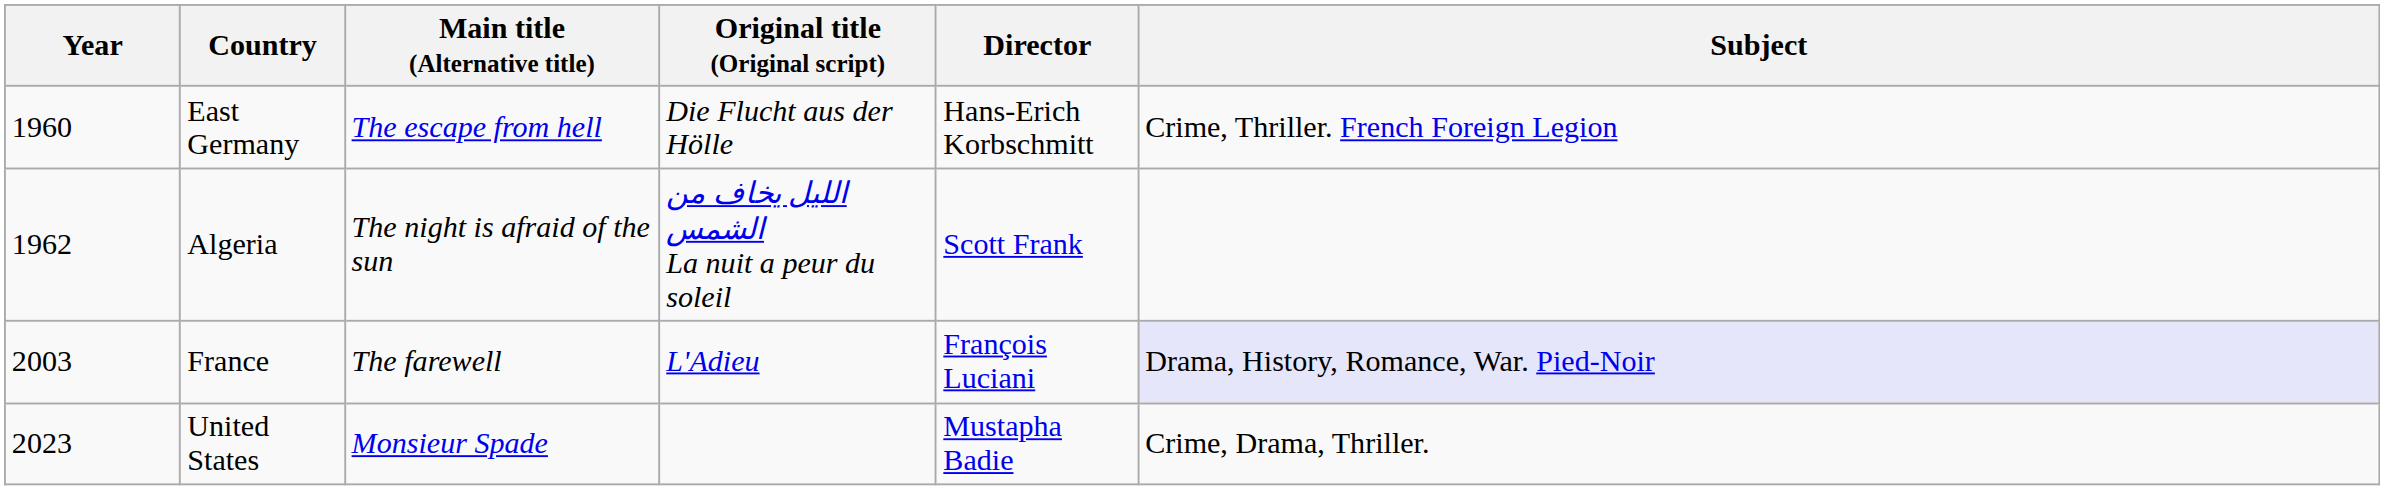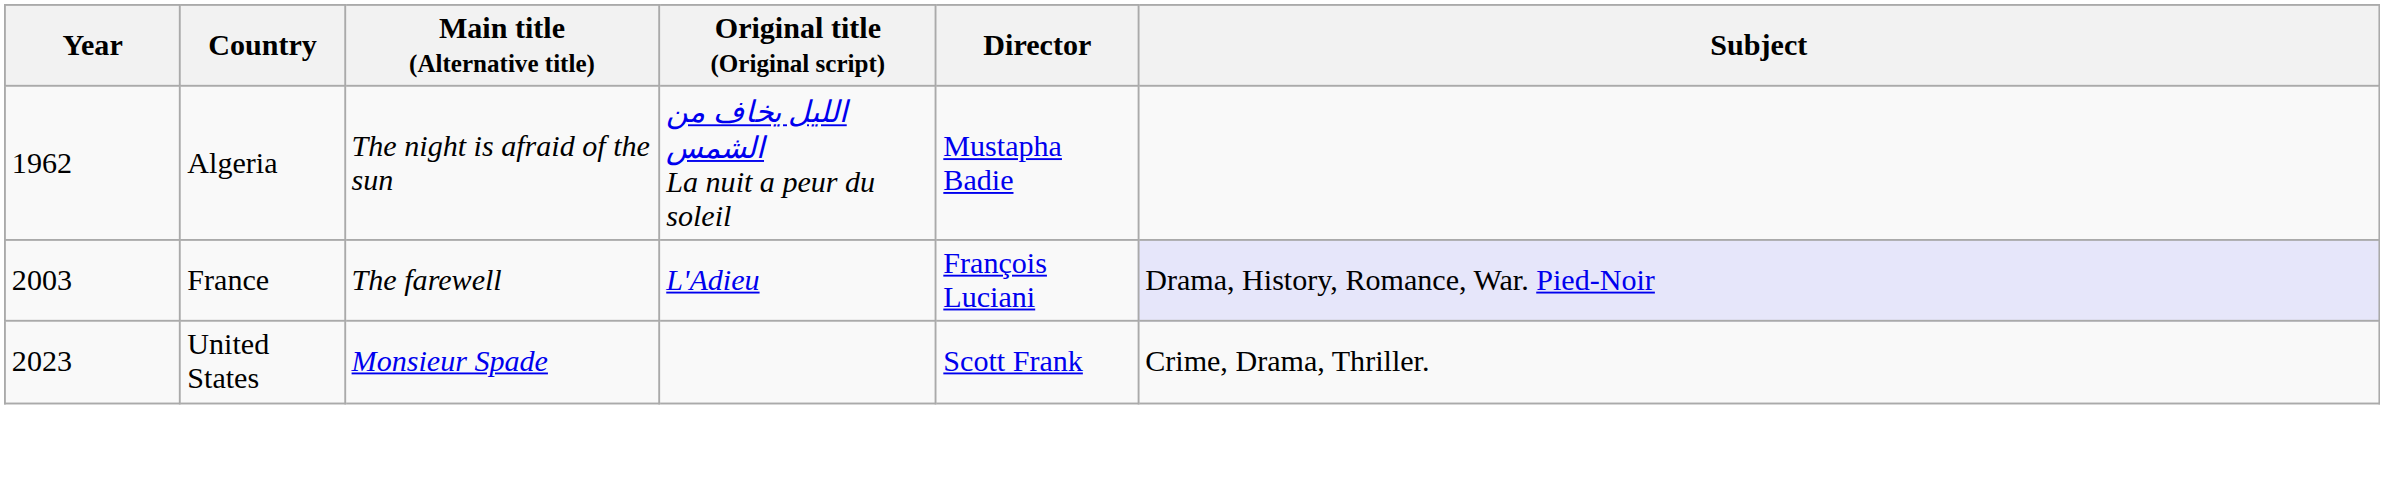- row: (243, 126)
(1013, 244) Scott Frank -> (1003, 162) Mustapha Badie
(1003, 442) Mustapha Badie -> (1013, 361) Scott Frank
